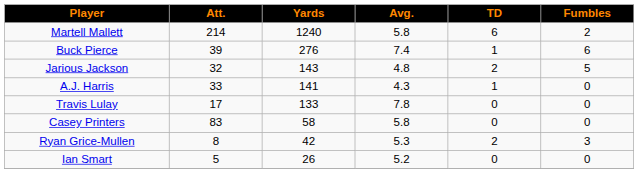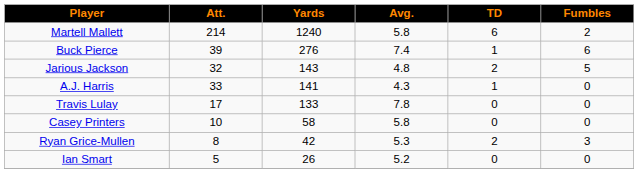(216, 123) 83 -> (216, 123) 10
